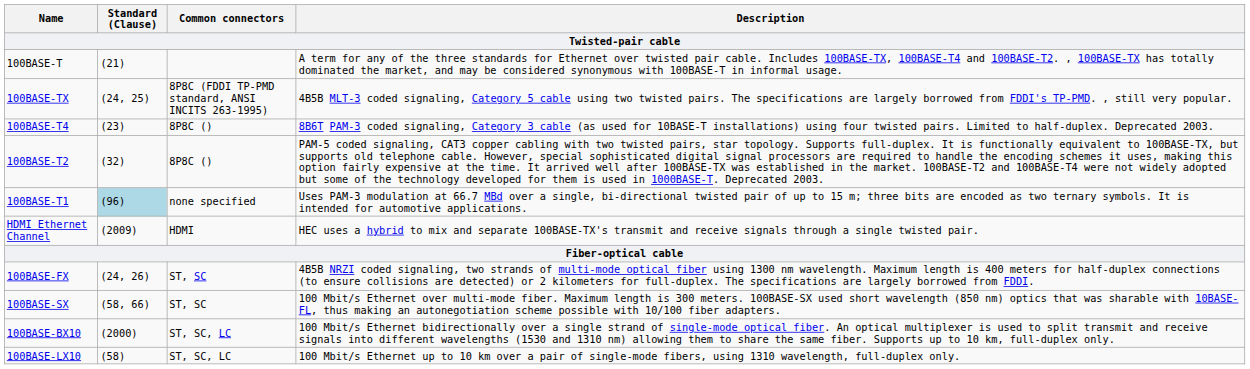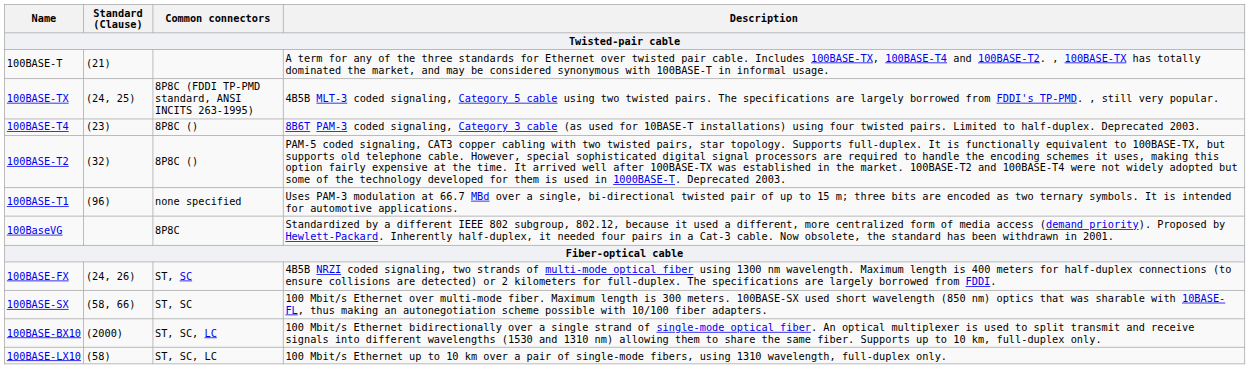(113, 202) lightblue background -> (98, 202) no background
+ row: (35, 231)
- row: (47, 231)
